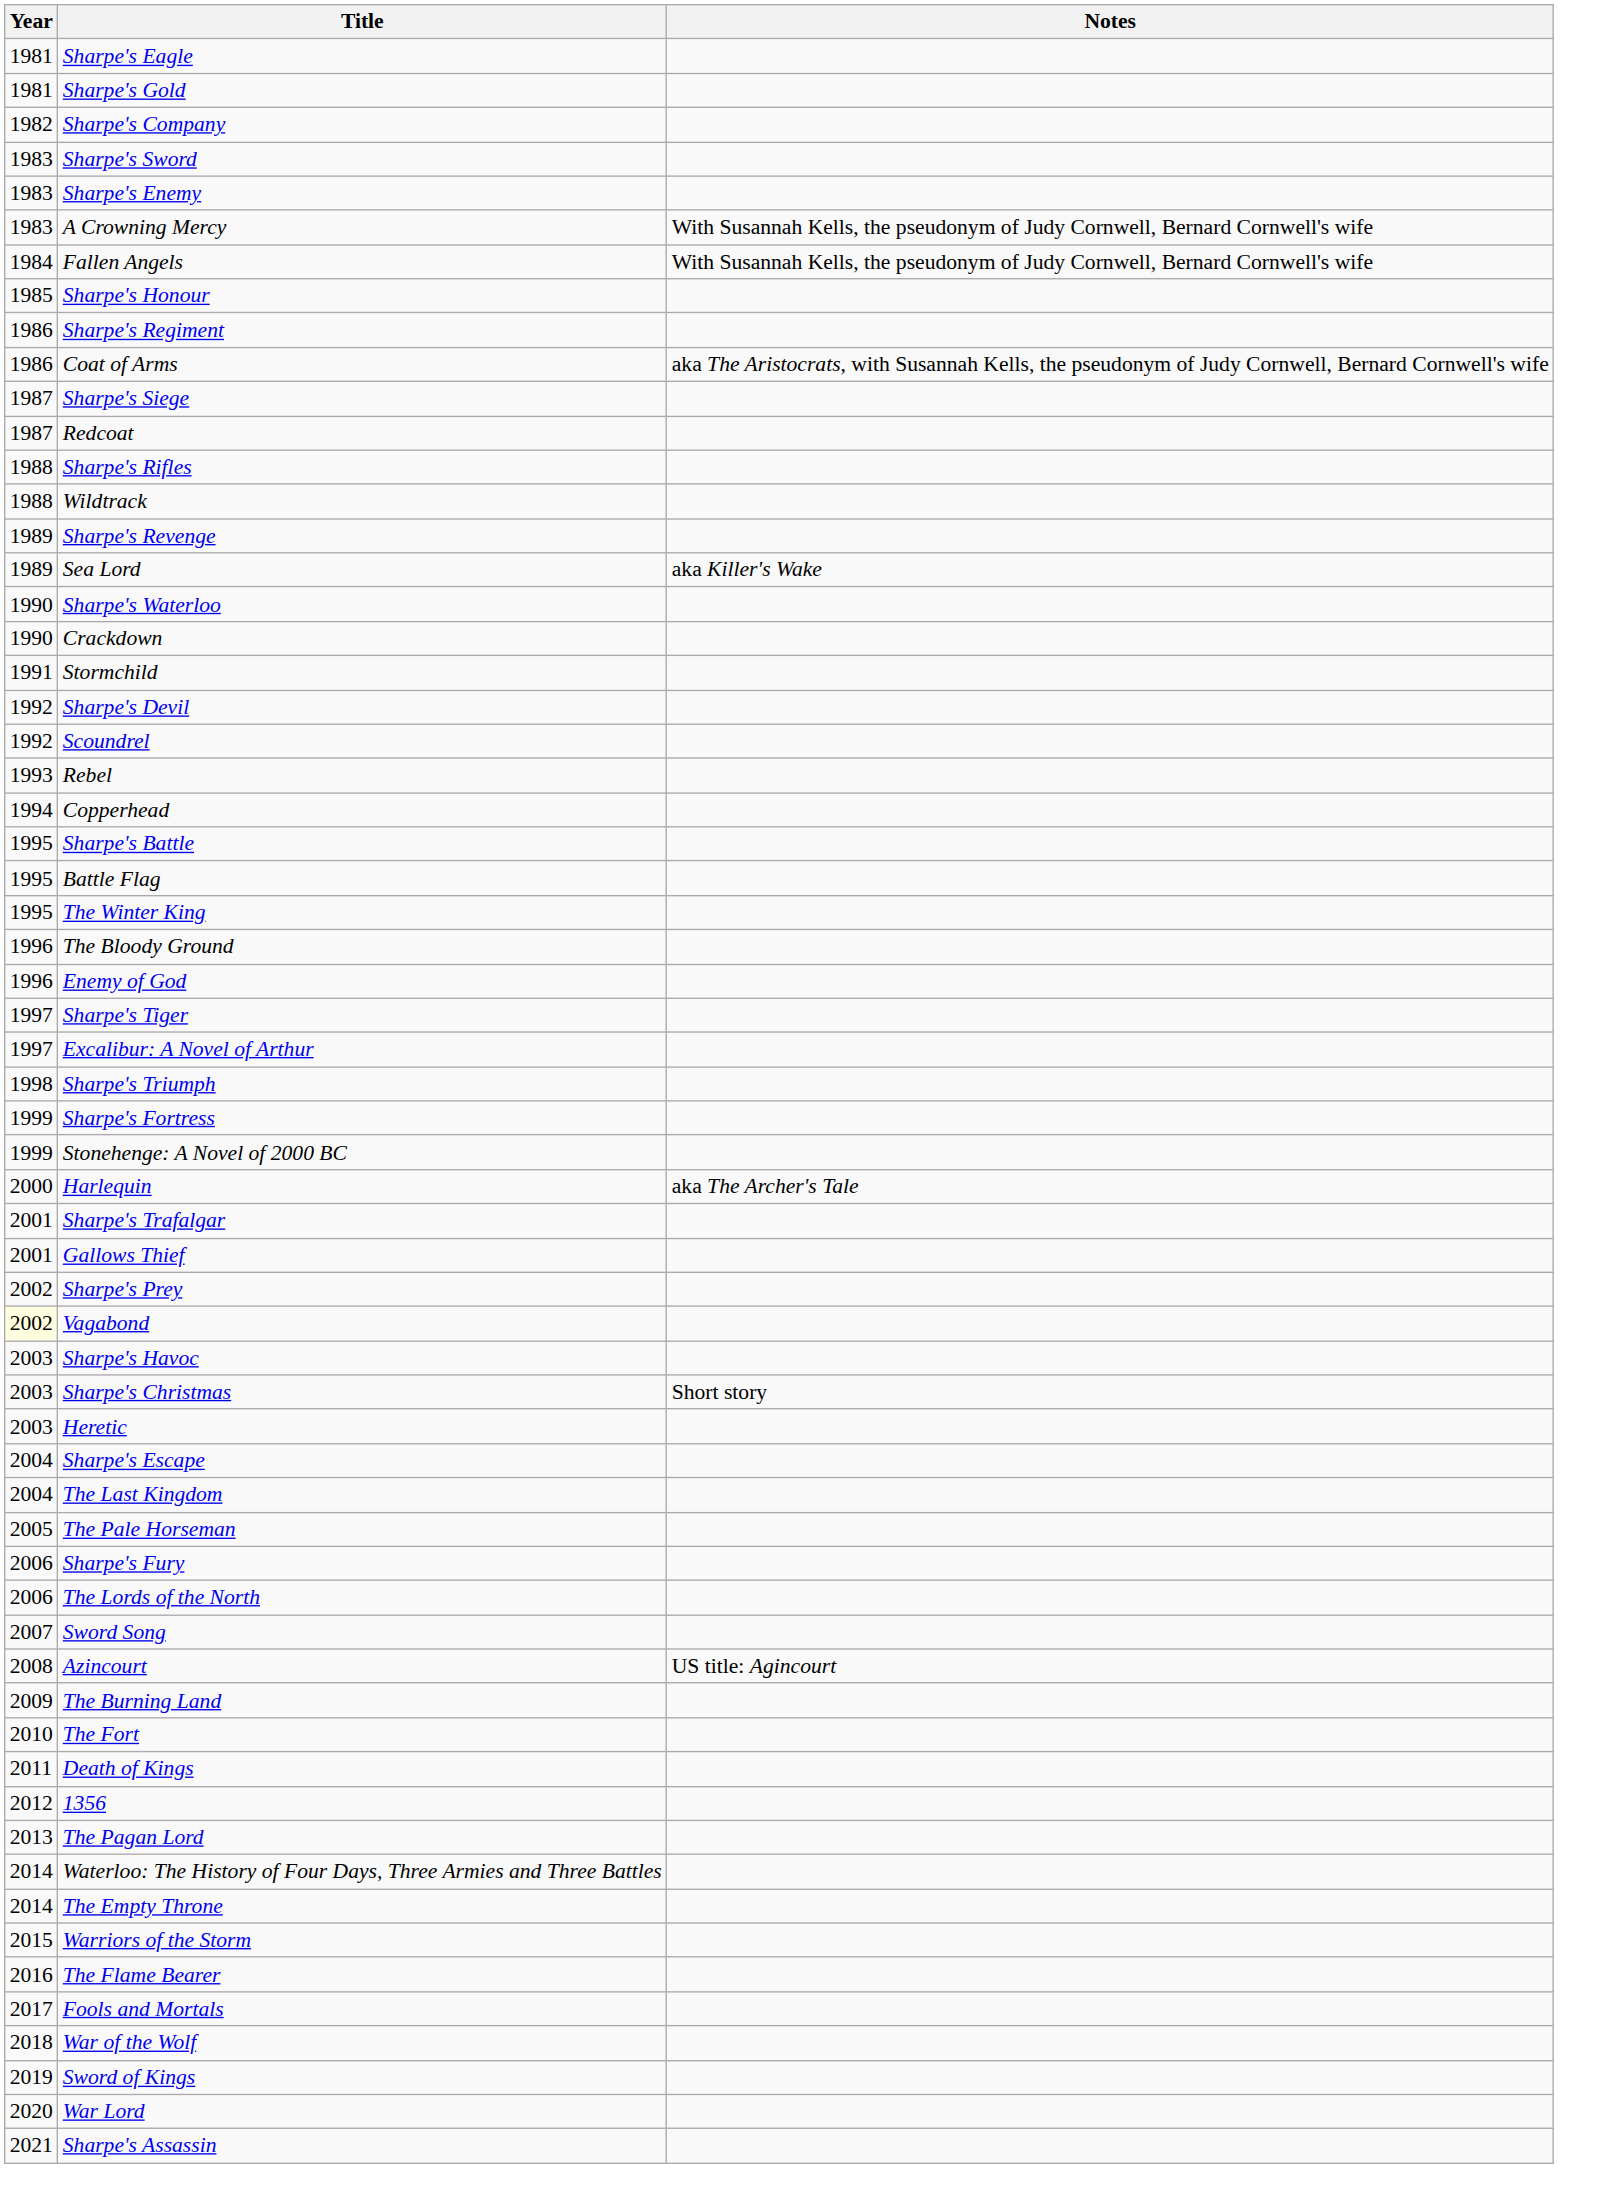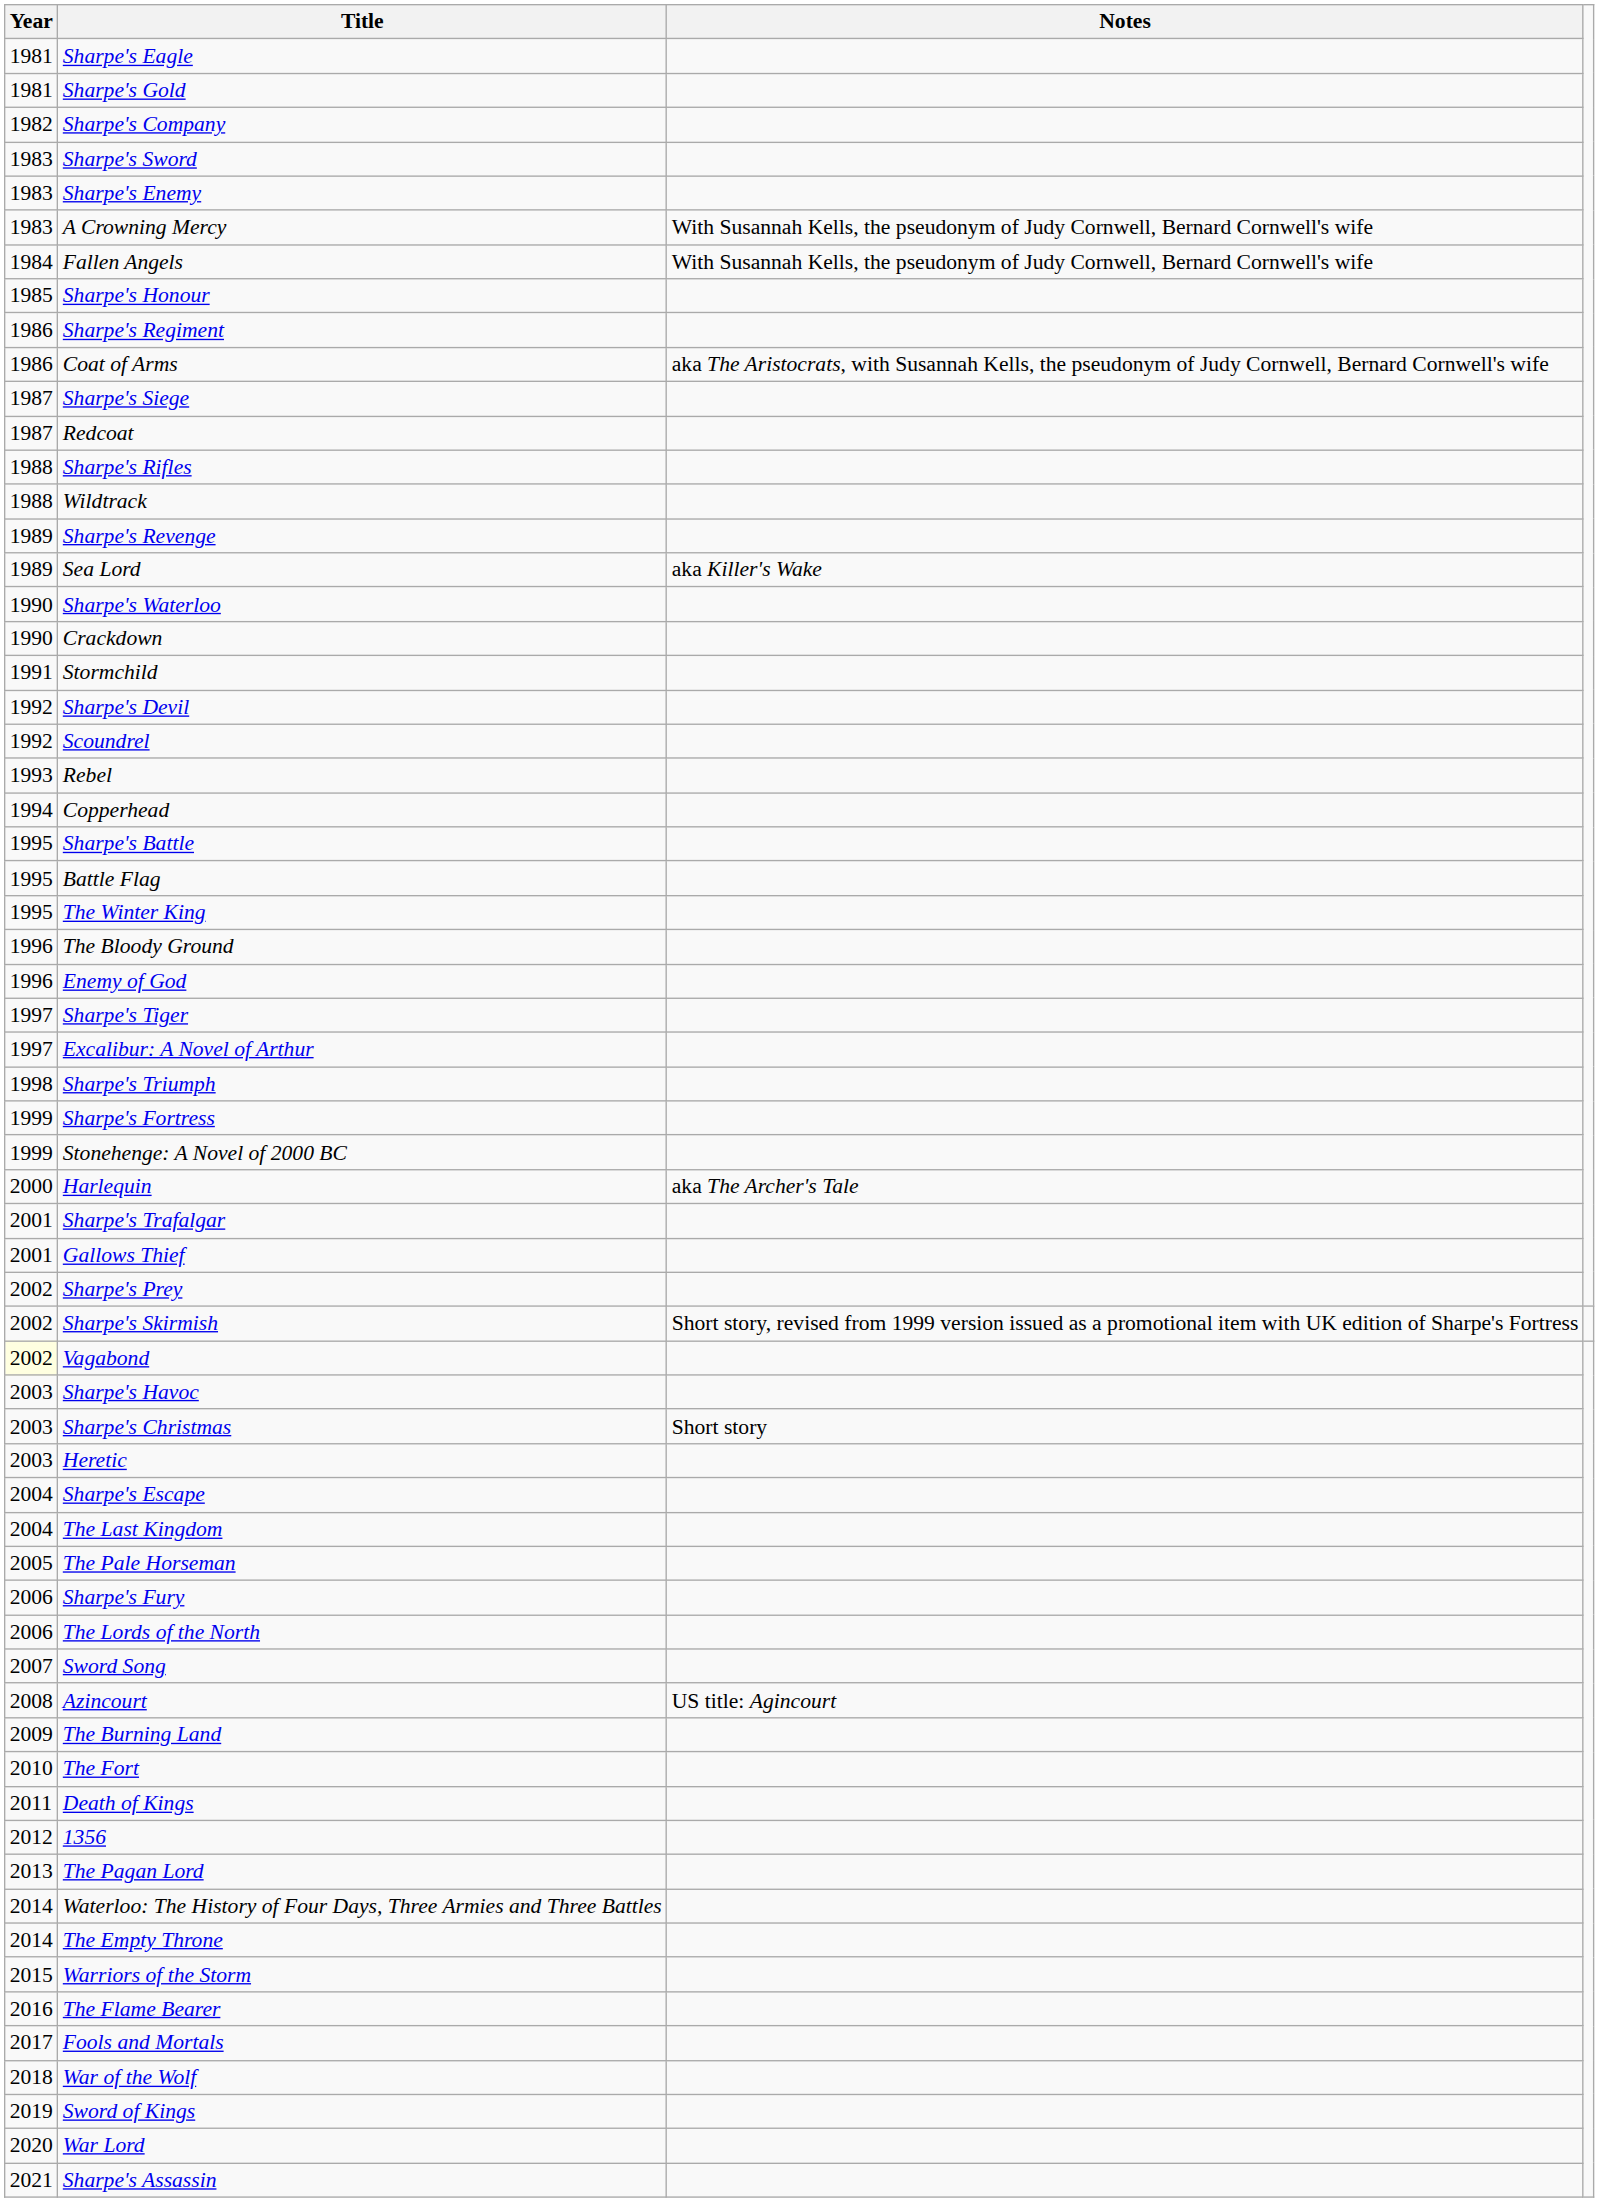+ row: (140, 1323)
